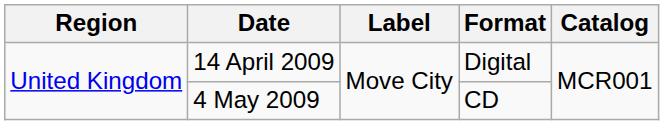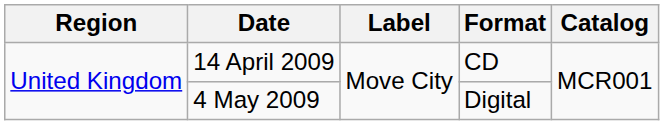(498, 61) Digital -> (482, 61) CD
(482, 100) CD -> (498, 100) Digital
